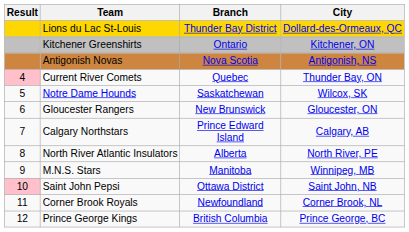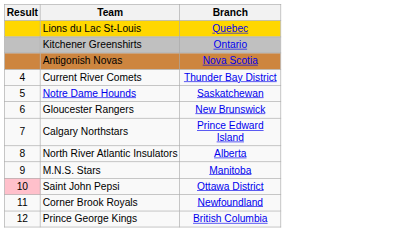- column: (342, 12)
(230, 28) Thunder Bay District -> (230, 28) Quebec
(22, 77) pink background -> (22, 77) no background
(230, 77) Quebec -> (230, 77) Thunder Bay District
